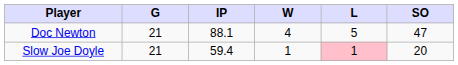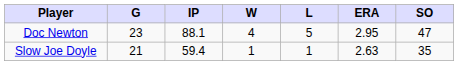+ column: (367, 13)
(155, 32) 21 -> (136, 32) 23
(354, 51) pink background -> (309, 51) no background
(420, 51) 20 -> (425, 51) 35
